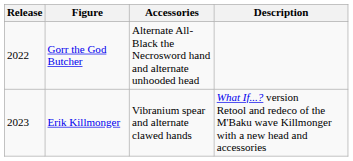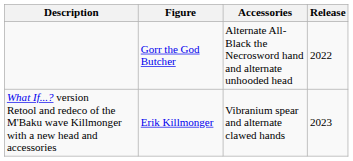columns swapped: (25, 13) <-> (281, 13)
